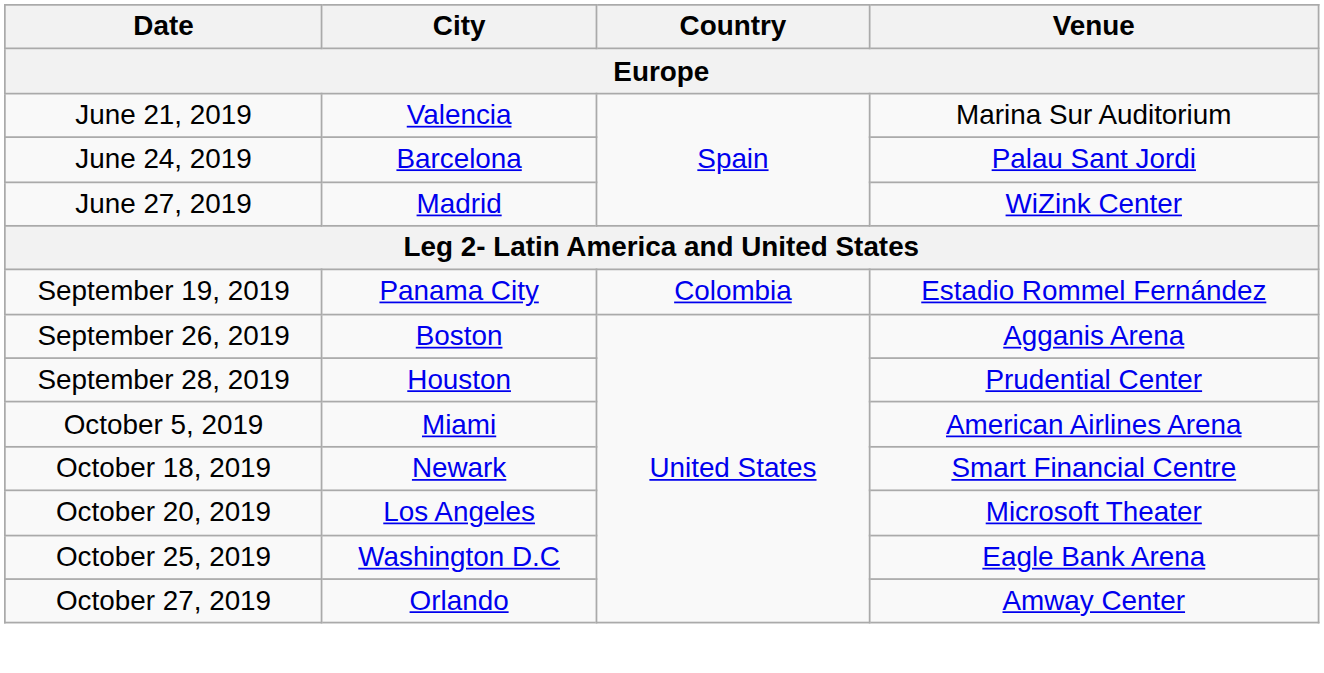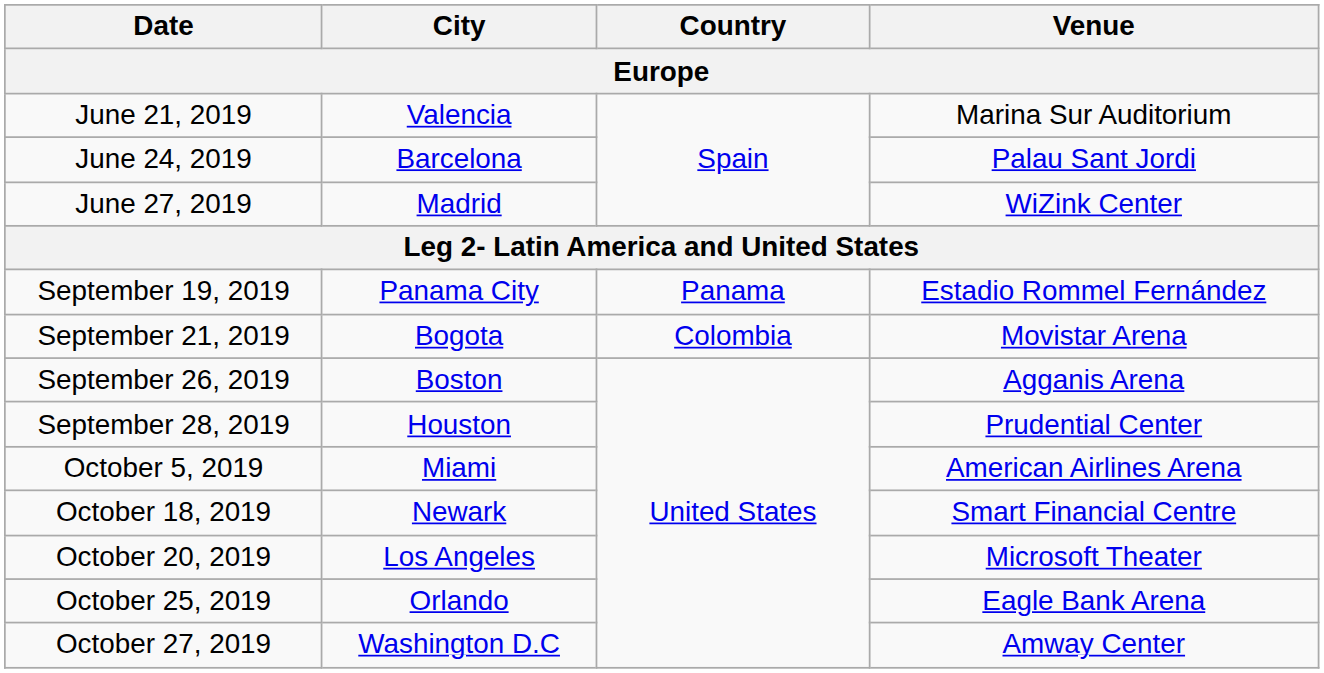(733, 291) Colombia -> (733, 291) Panama
+ row: (164, 335)
(459, 556) Washington D.C -> (459, 600) Orlando
(459, 600) Orlando -> (459, 644) Washington D.C
